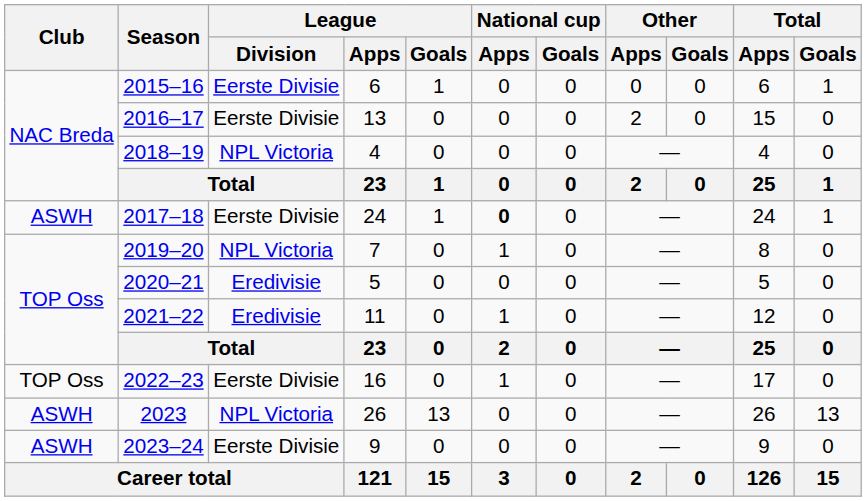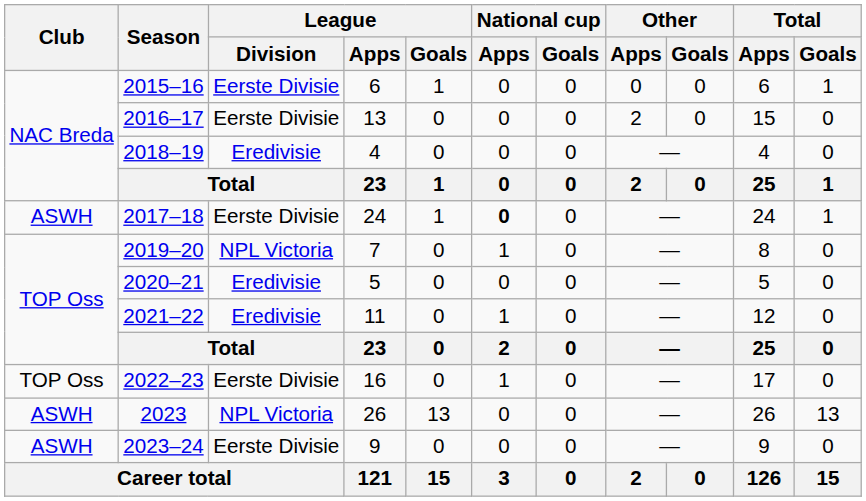(276, 151) NPL Victoria -> (276, 151) Eredivisie
